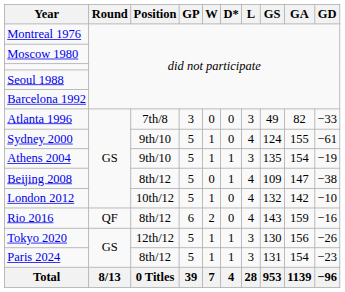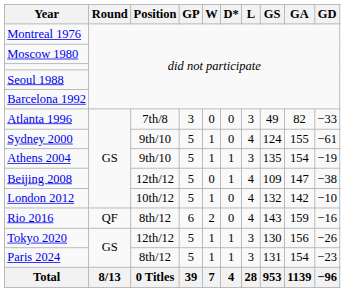(155, 178) 8th/12 -> (155, 178) 12th/12
